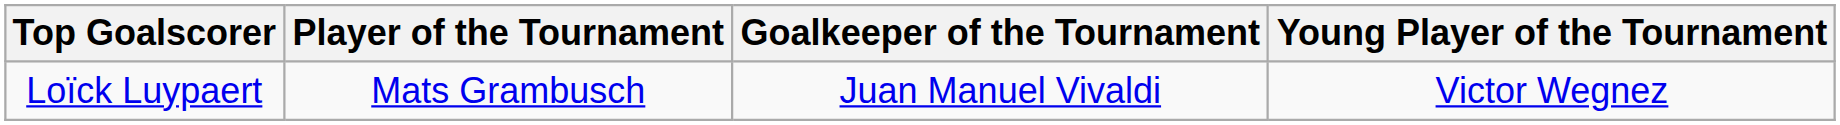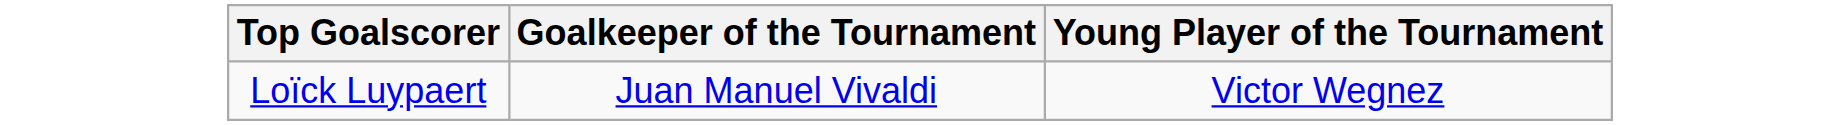- column: (508, 33)
